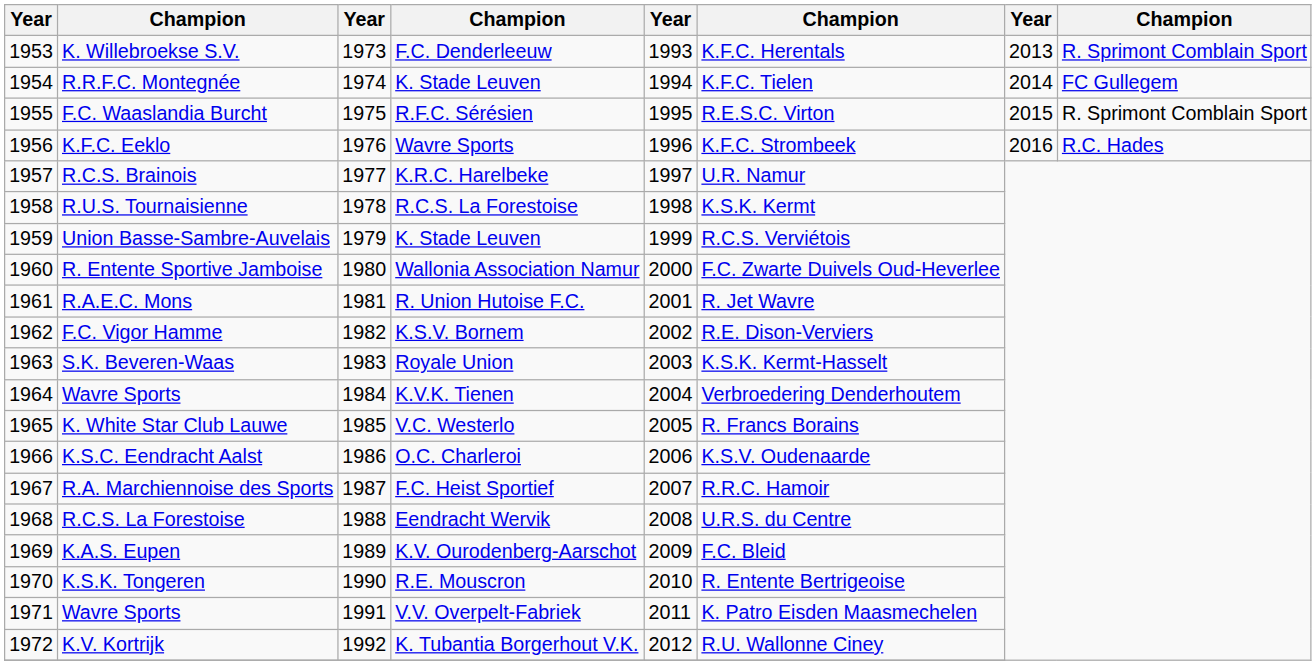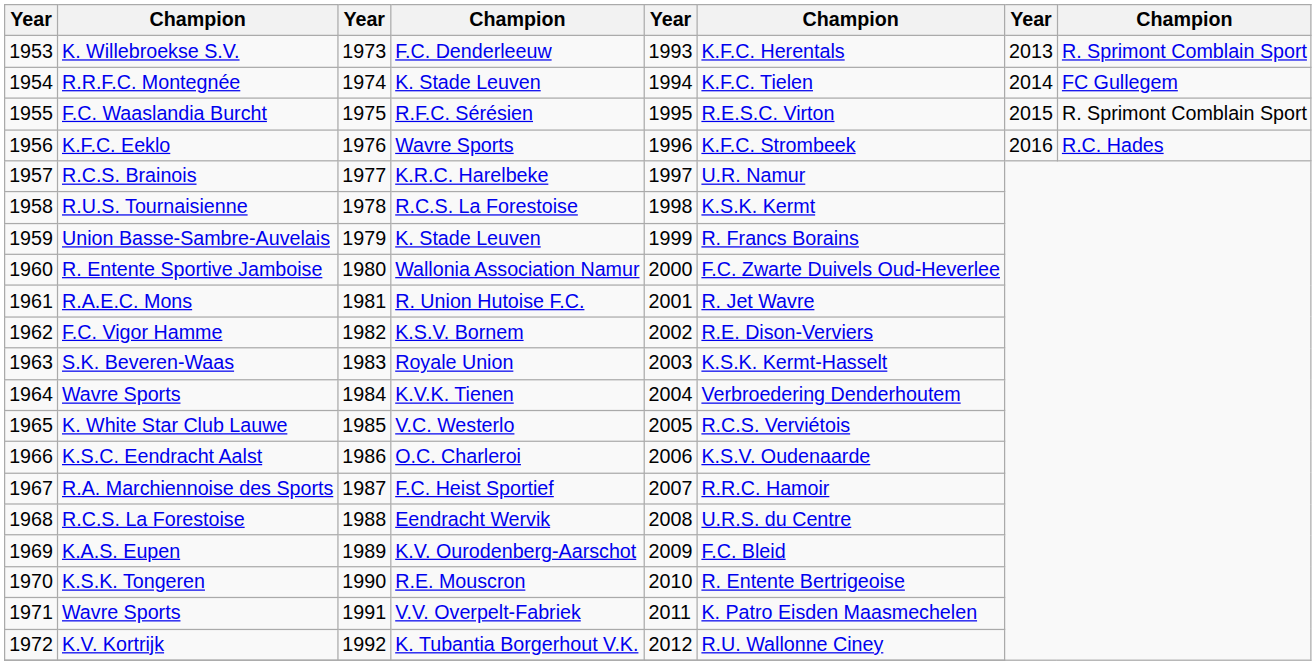(776, 238) R.C.S. Verviétois -> (780, 238) R. Francs Borains
(780, 425) R. Francs Borains -> (776, 425) R.C.S. Verviétois
